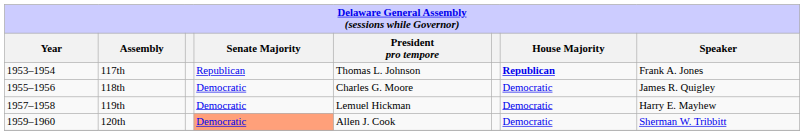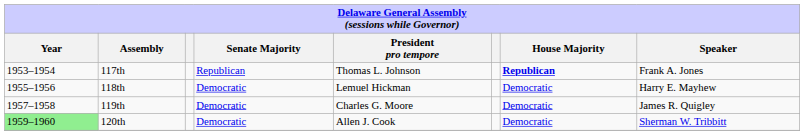(375, 88) Charles G. Moore -> (373, 88) Lemuel Hickman
(677, 88) James R. Quigley -> (678, 88) Harry E. Mayhew
(373, 105) Lemuel Hickman -> (375, 105) Charles G. Moore
(678, 105) Harry E. Mayhew -> (677, 105) James R. Quigley
(31, 122) no background -> (31, 122) lightgreen background
(221, 122) lightsalmon background -> (221, 122) no background
